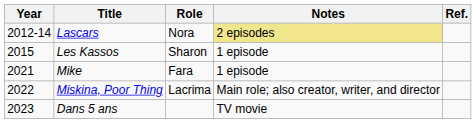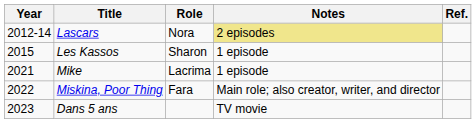(181, 71) Fara -> (190, 71) Lacrima
(190, 90) Lacrima -> (181, 90) Fara
